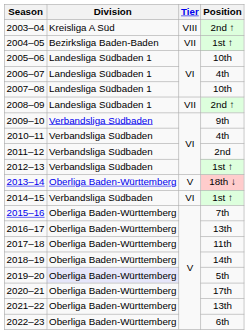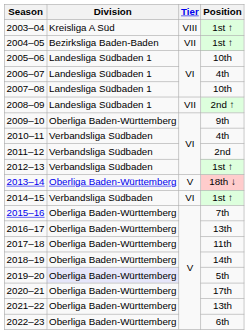(223, 27) 2nd ↑ -> (223, 27) 1st ↑
(101, 120) Verbandsliga Südbaden -> (113, 120) Oberliga Baden-Württemberg
